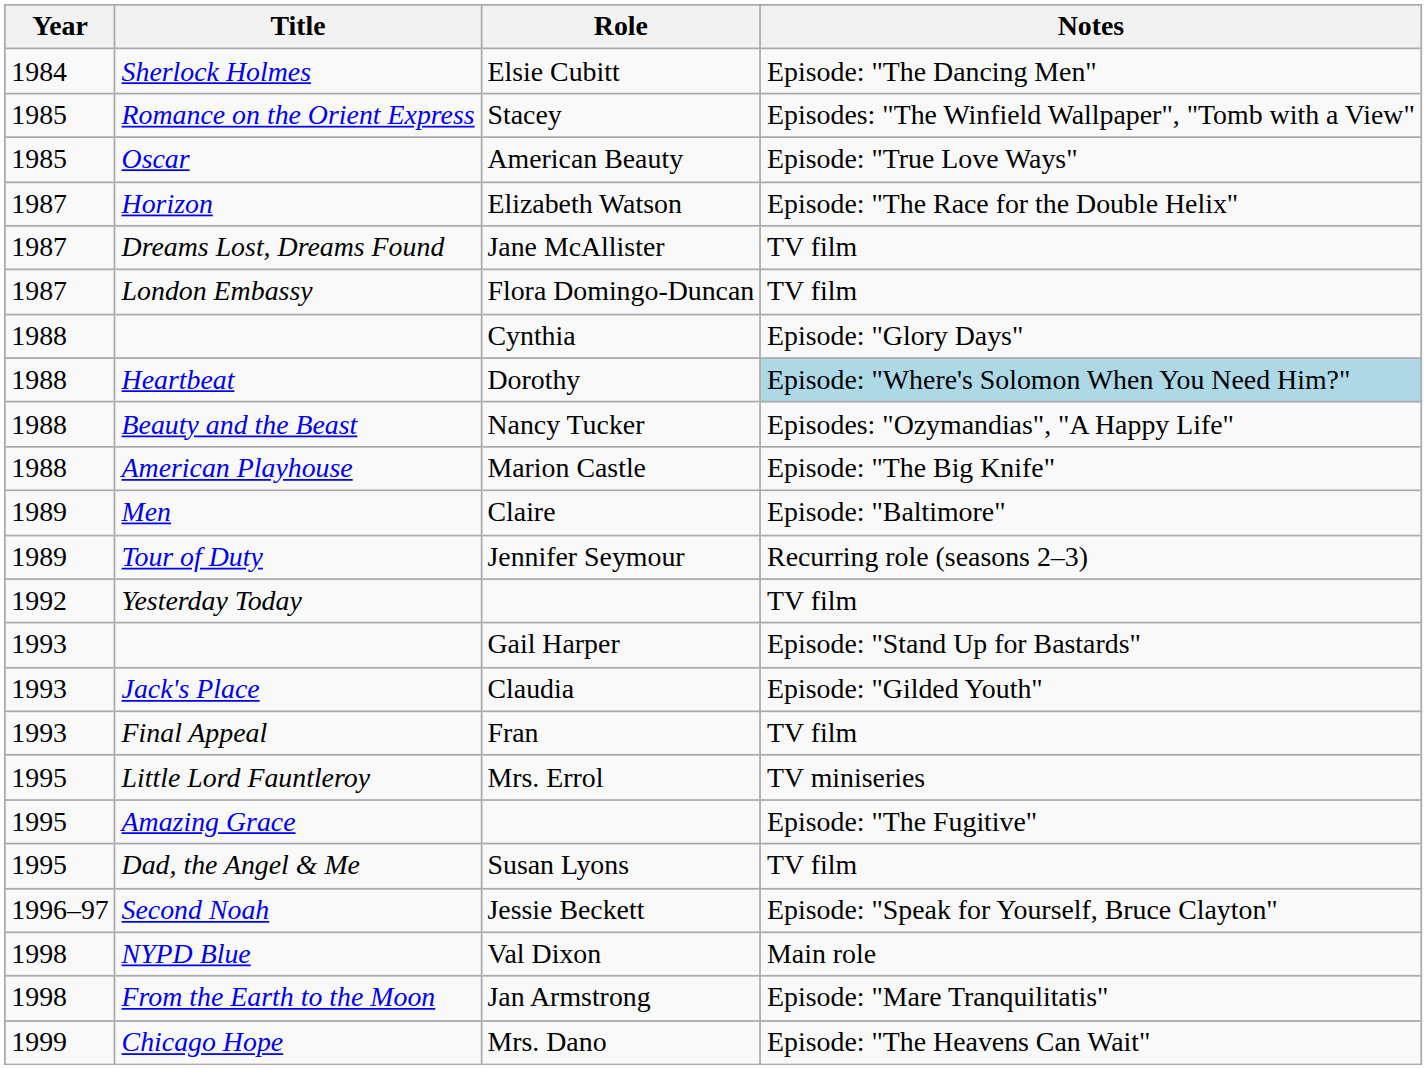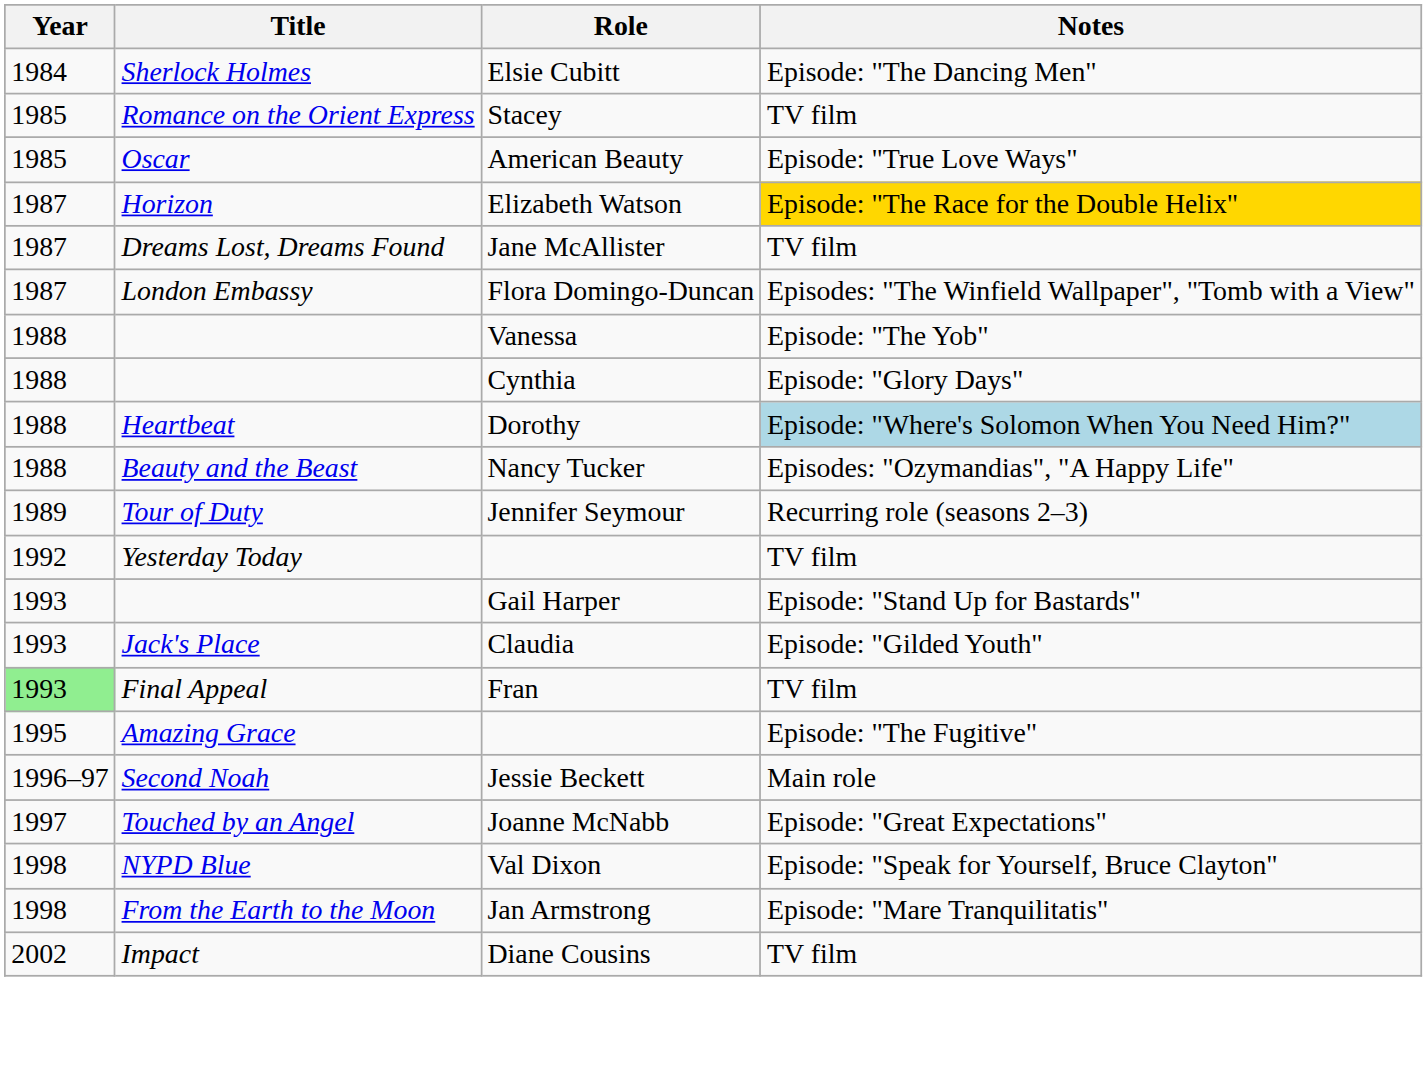(1091, 114) Episodes: "The Winfield Wallpaper", "Tomb with a View" -> (812, 114) TV film
(1003, 203) no background -> (1003, 203) gold background
(812, 291) TV film -> (1091, 291) Episodes: "The Winfield Wallpaper", "Tomb with a View"
+ row: (298, 336)
- row: (237, 468)
- row: (146, 512)
(39, 733) no background -> (39, 688) lightgreen background
- row: (246, 777)
- row: (241, 865)
(1022, 909) Episode: "Speak for Yourself, Bruce Clayton" -> (822, 777) Main role
+ row: (238, 821)
(822, 953) Main role -> (1022, 865) Episode: "Speak for Yourself, Bruce Clayton"
- row: (202, 1042)
+ row: (160, 953)
